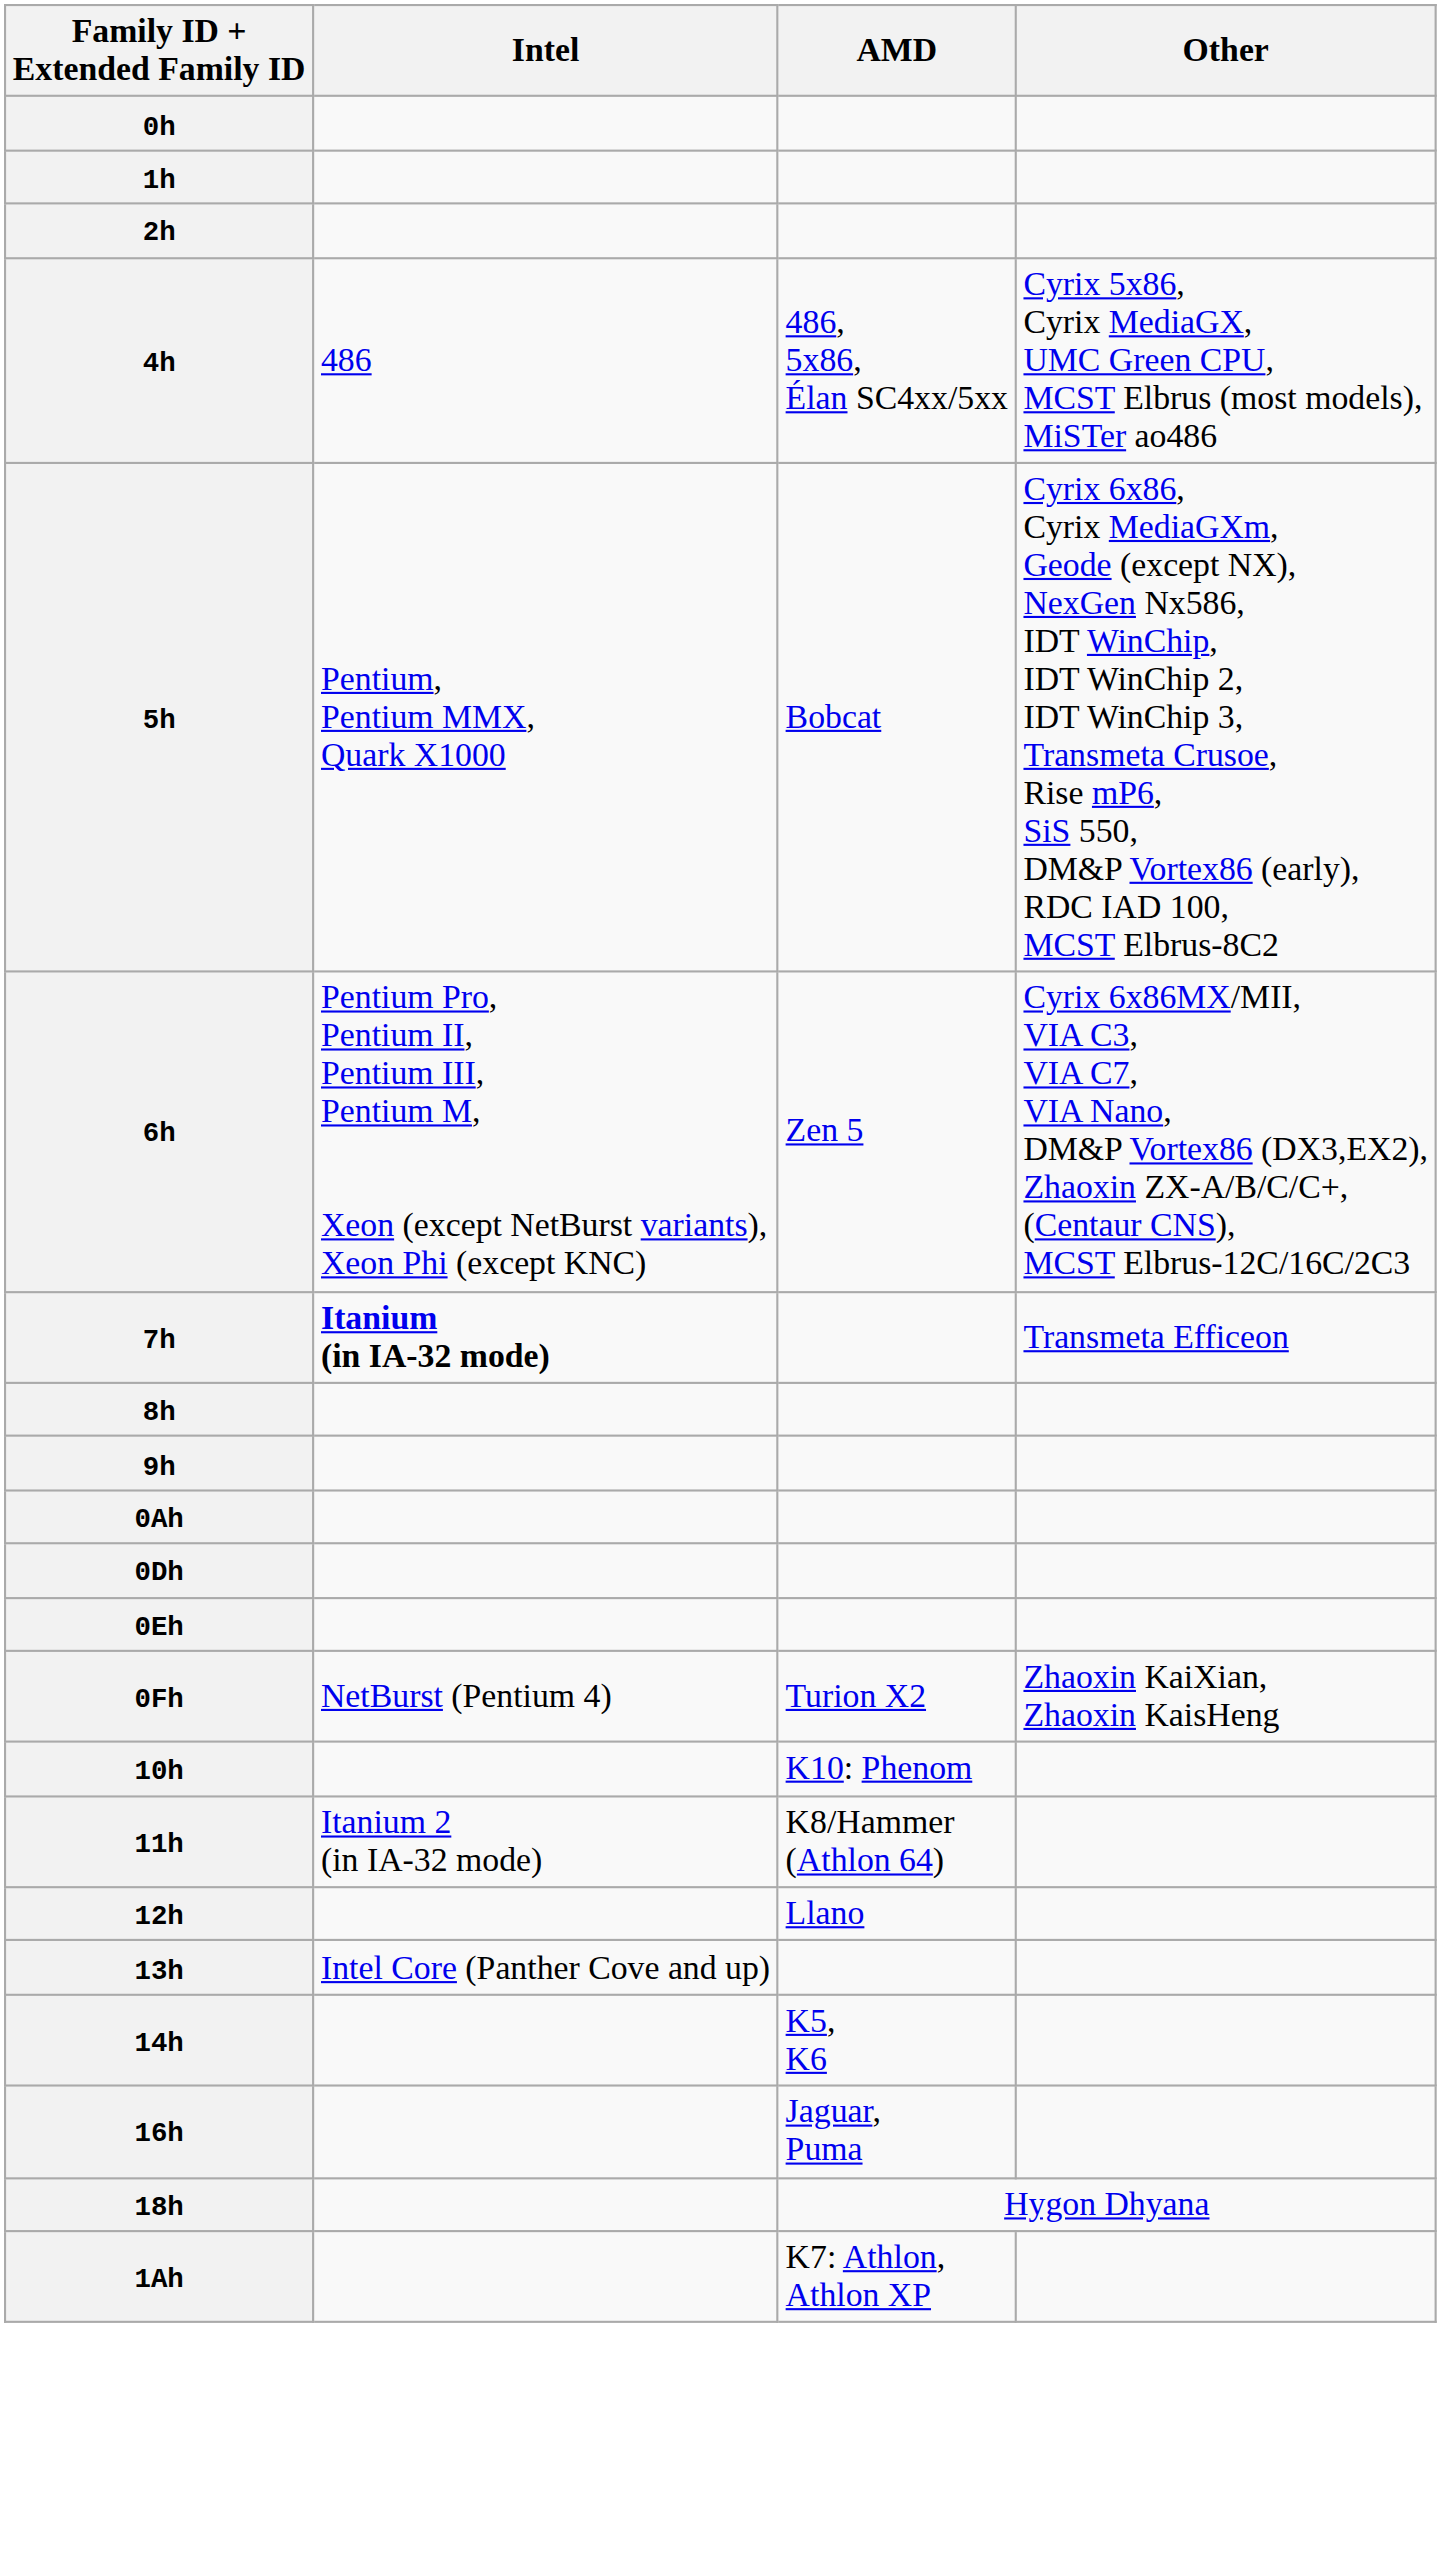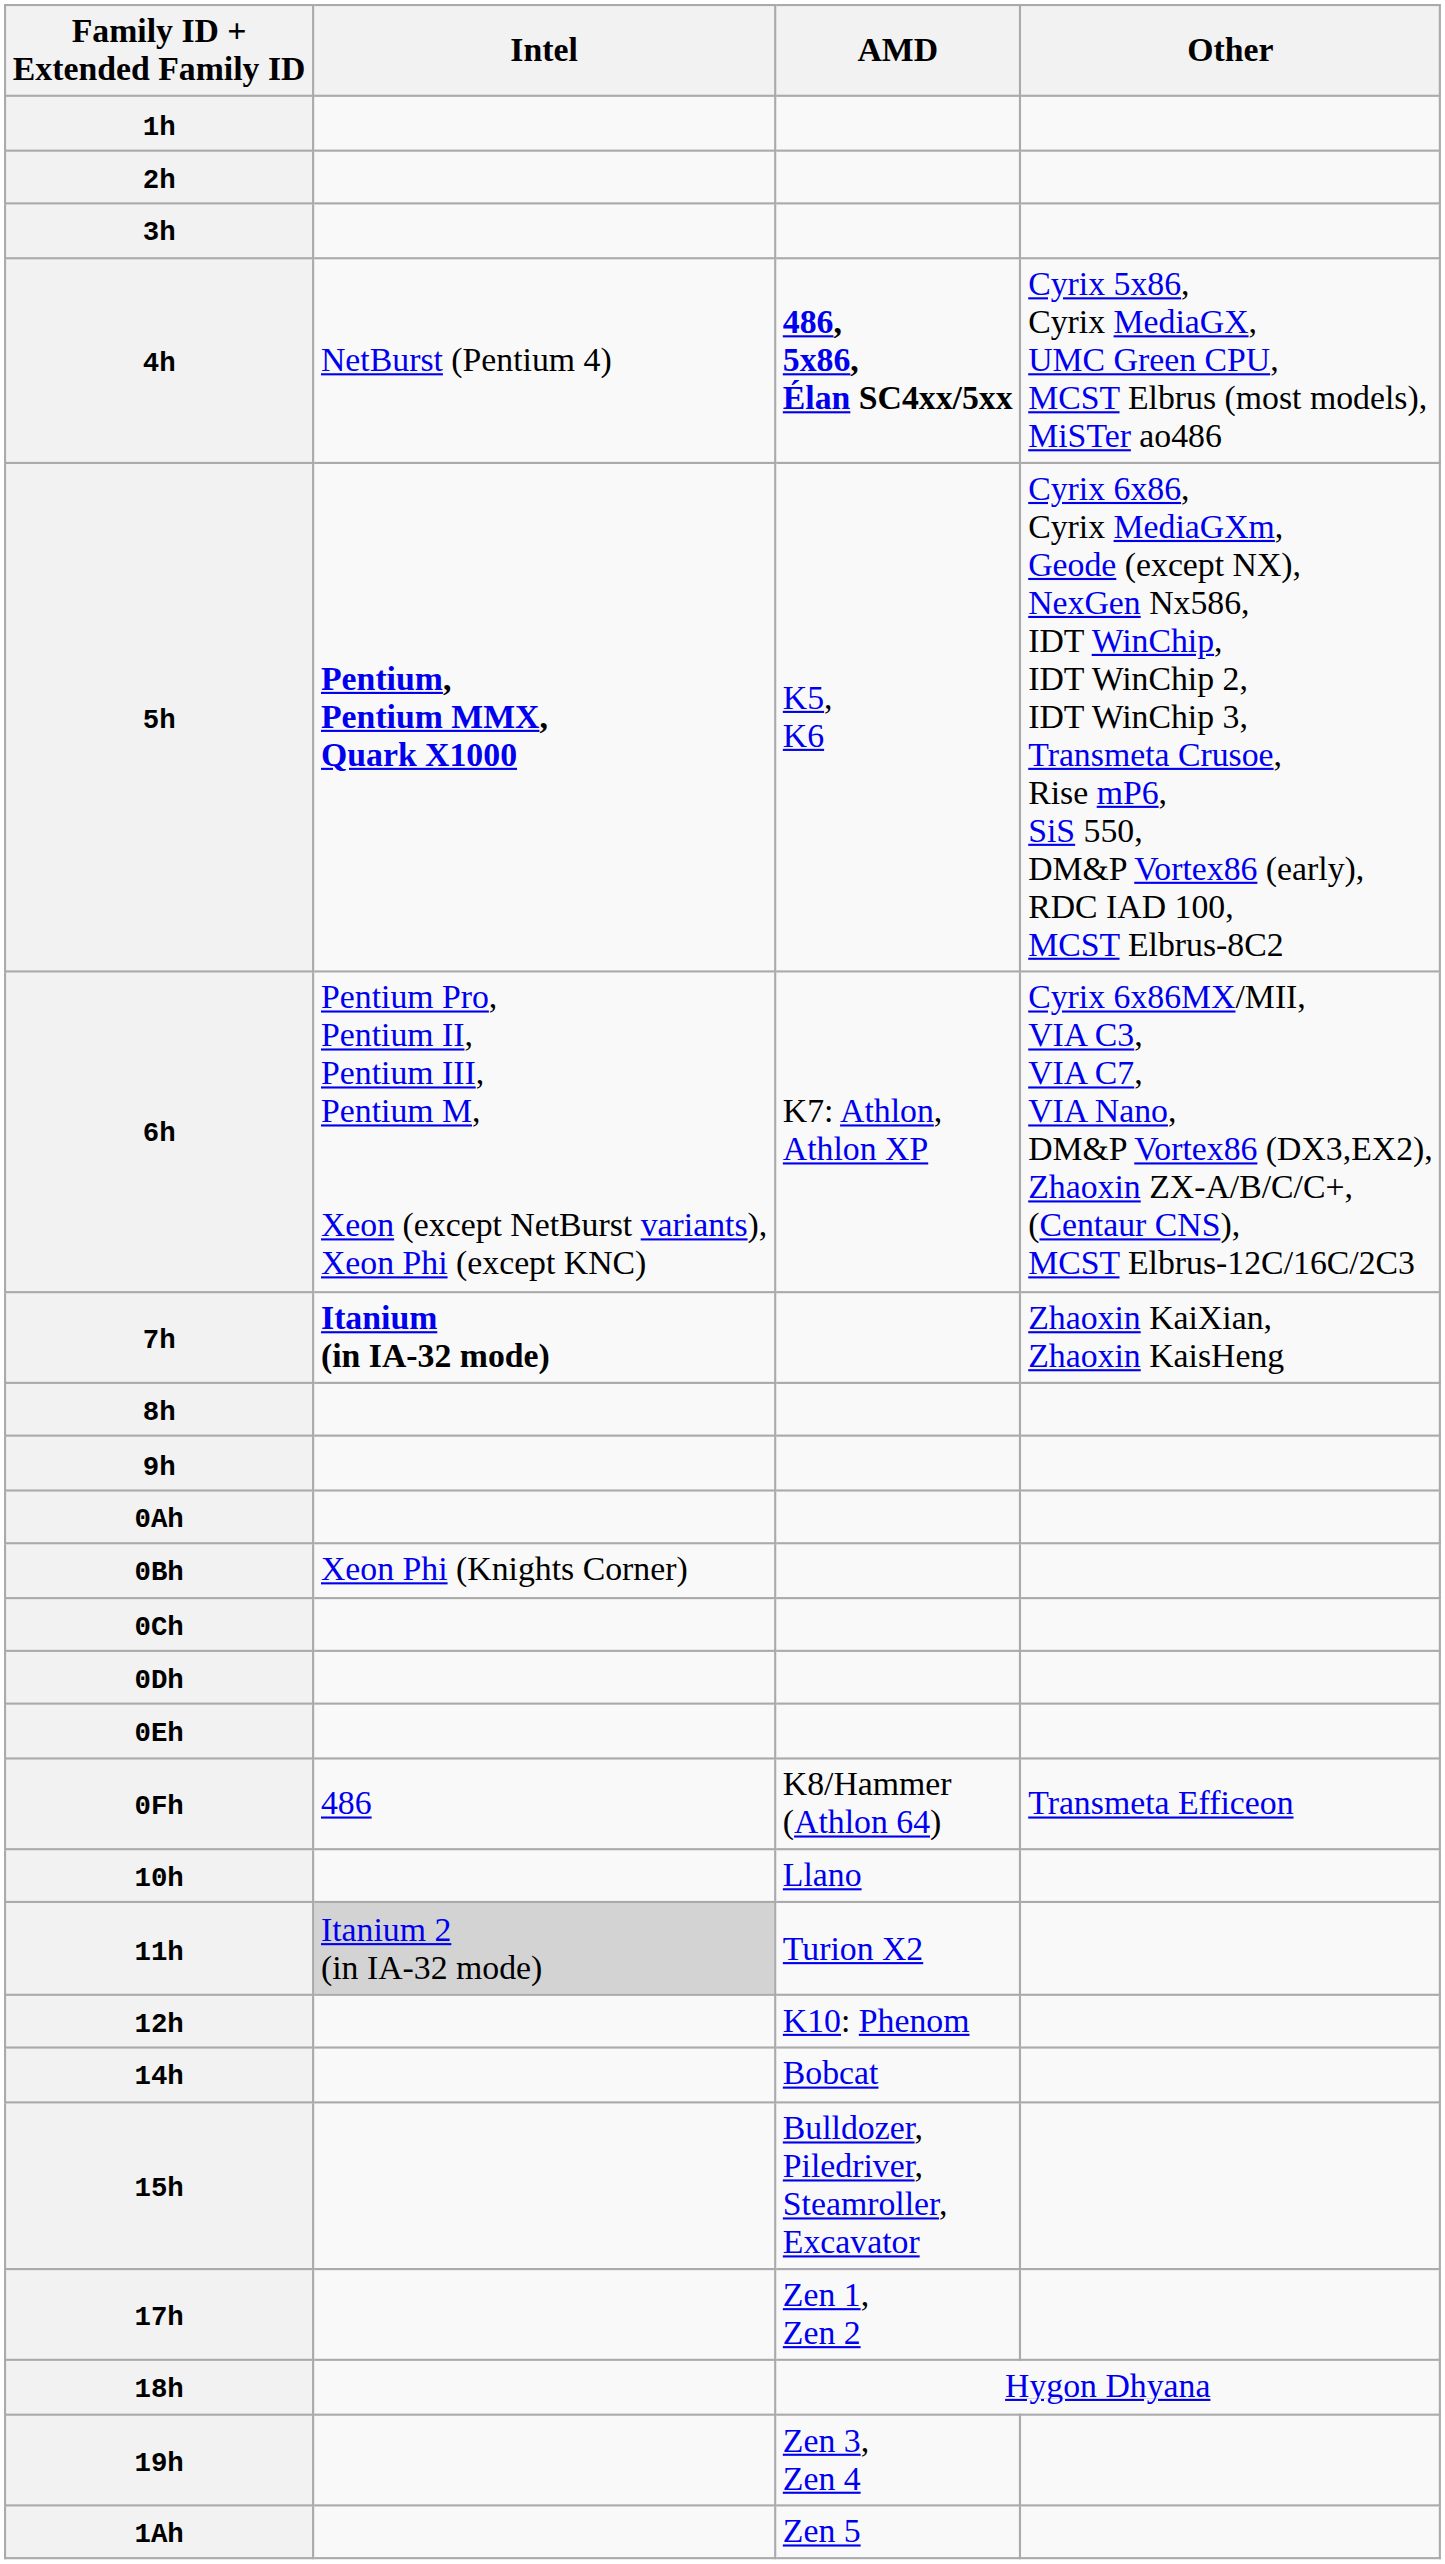- row: (159, 127)
+ row: (159, 234)
(346, 359) 486 -> (466, 359) NetBurst (Pentium 4)
(897, 359) normal -> (898, 359) bold
(428, 716) normal -> (434, 716) bold
(833, 716) Bobcat -> (808, 716) K5, K6
(825, 1131) Zen 5 -> (863, 1131) K7: Athlon, Athlon XP
(1156, 1336) Transmeta Efficeon -> (1156, 1336) Zhaoxin KaiXian, Zhaoxin KaisHeng
+ row: (159, 1573)
+ row: (159, 1627)
(466, 1695) NetBurst (Pentium 4) -> (346, 1802) 486
(856, 1695) Turion X2 -> (867, 1802) K8/Hammer (Athlon 64)
(1151, 1695) Zhaoxin KaiXian, Zhaoxin KaisHeng -> (1161, 1802) Transmeta Efficeon
(879, 1768) K10: Phenom -> (822, 1875) Llano
(432, 1840) no background -> (432, 1947) lightgrey background
(870, 1840) K8/Hammer (Athlon 64) -> (853, 1947) Turion X2
(825, 1913) Llano -> (876, 2020) K10: Phenom
- row: (159, 1971)
(810, 2039) K5, K6 -> (831, 2074) Bobcat
+ row: (159, 2188)
- row: (159, 2135)
+ row: (159, 2318)
+ row: (159, 2463)
(865, 2276) K7: Athlon, Athlon XP -> (822, 2531) Zen 5
